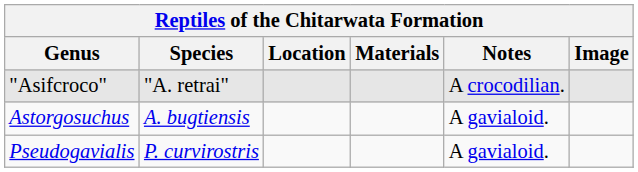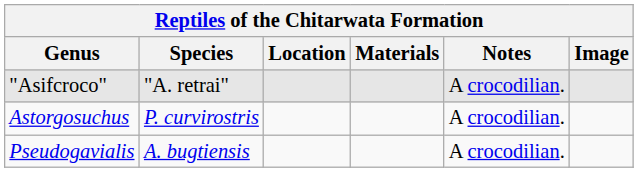(197, 118) A. bugtiensis -> (201, 118) P. curvirostris
(499, 118) A gavialoid. -> (507, 118) A crocodilian.
(201, 150) P. curvirostris -> (197, 150) A. bugtiensis
(499, 150) A gavialoid. -> (507, 150) A crocodilian.
